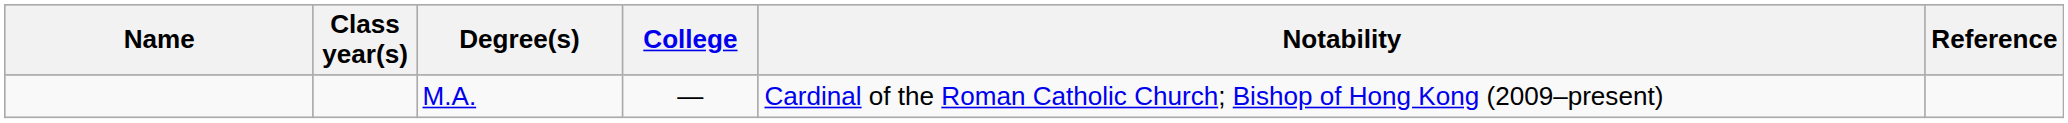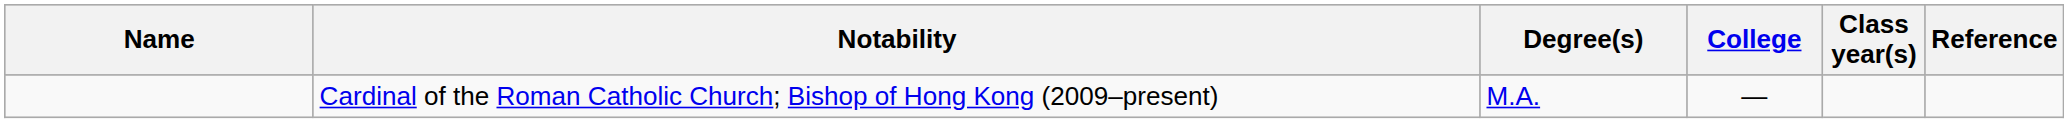columns swapped: (365, 39) <-> (1342, 39)
